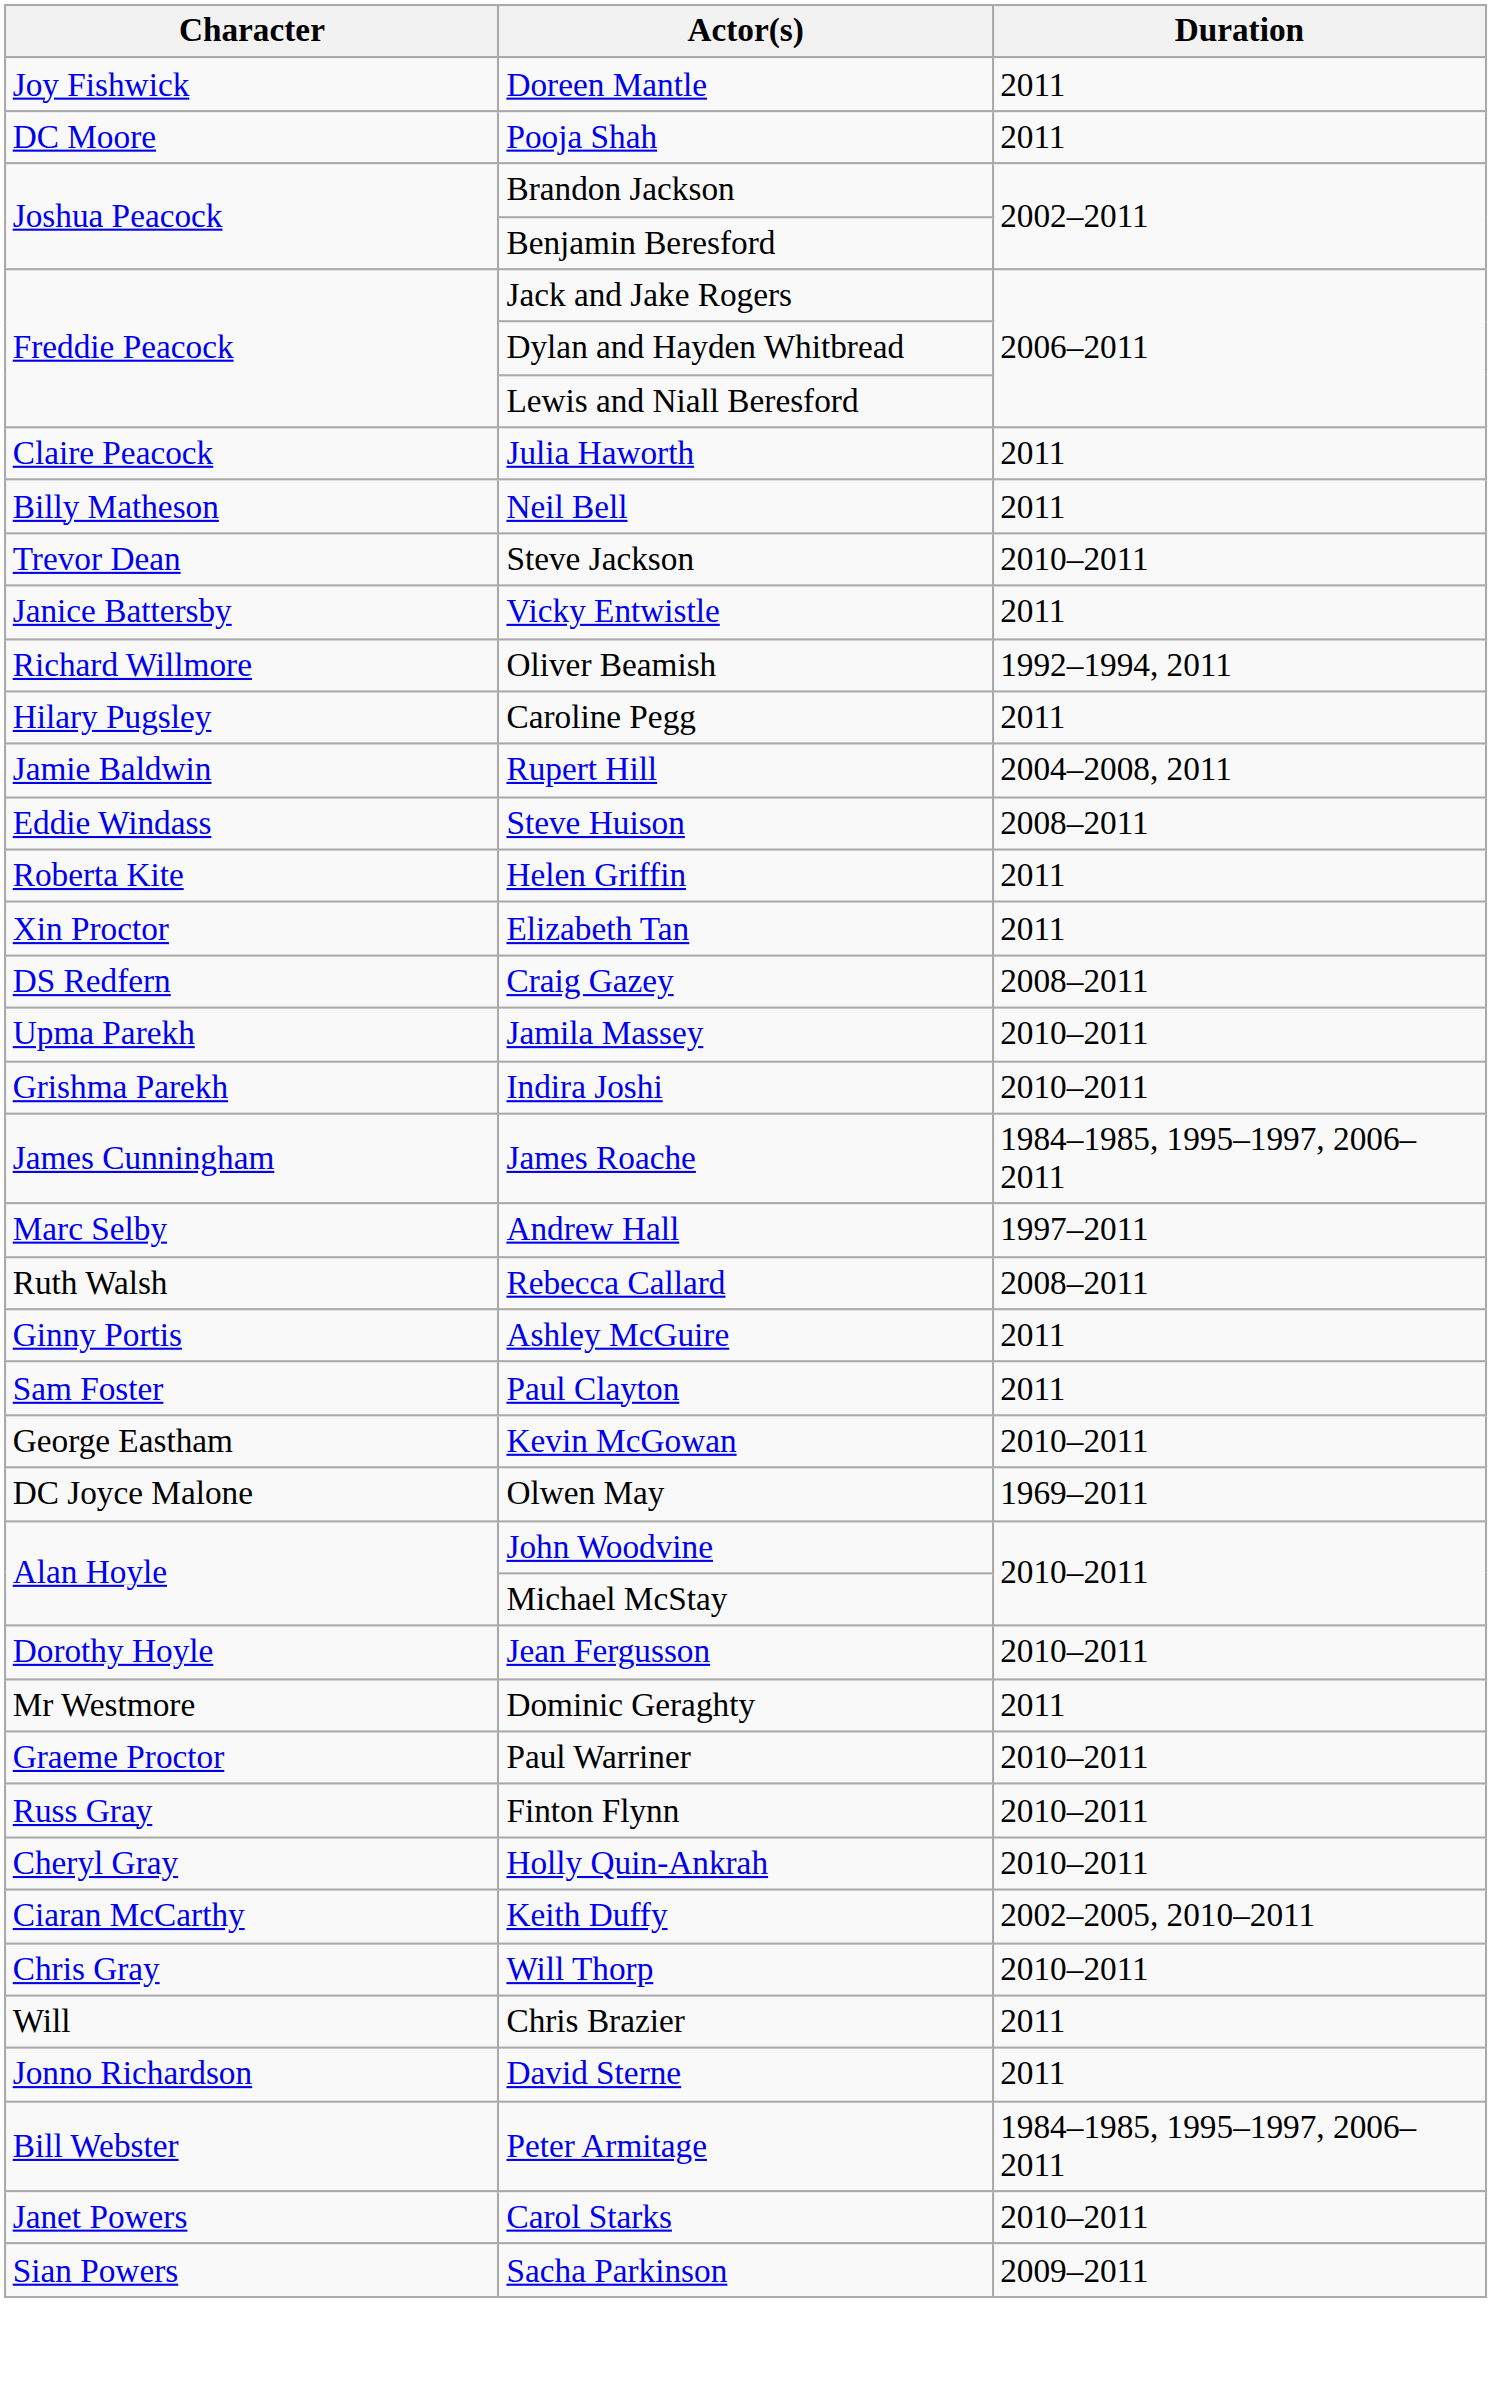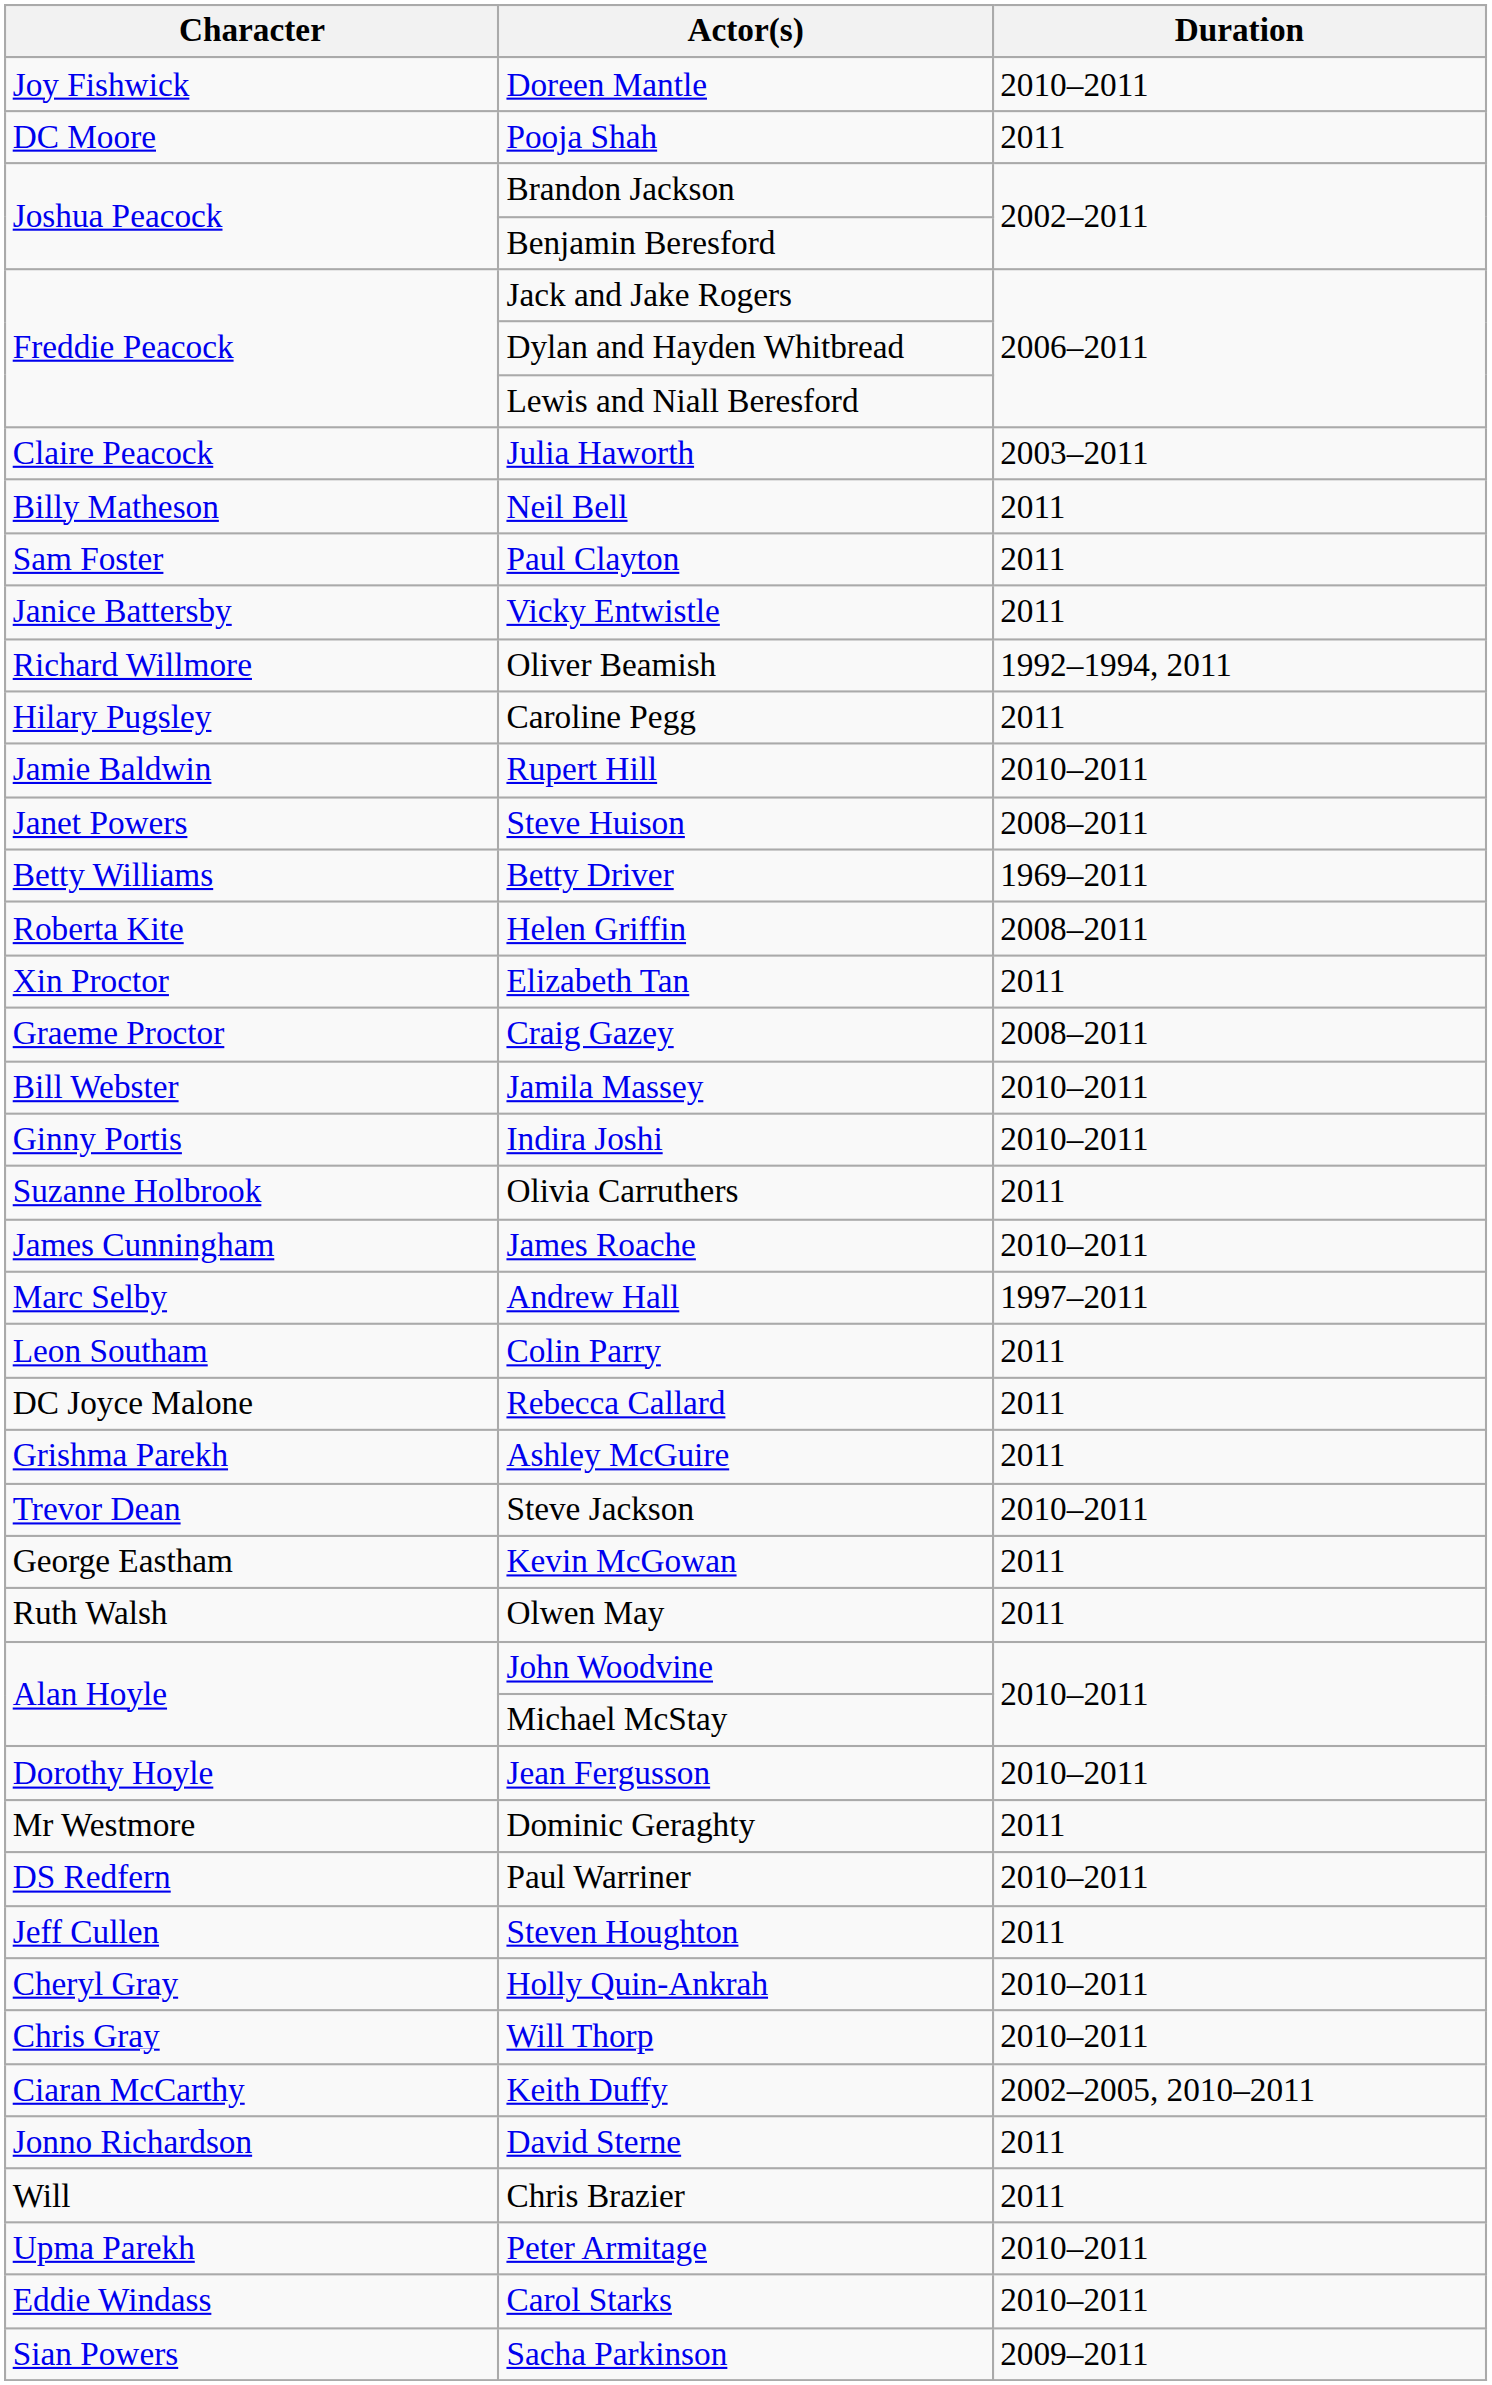(1033, 83) 2011 -> (1074, 83) 2010–2011
(1033, 453) 2011 -> (1074, 453) 2003–2011
rows swapped: (600, 558) <-> (593, 1387)
(1116, 769) 2004–2008, 2011 -> (1074, 769) 2010–2011
(112, 822) Eddie Windass -> (100, 822) Janet Powers
+ row: (590, 875)
(1033, 875) 2011 -> (1074, 928) 2008–2011
(92, 980) DS Redfern -> (119, 1033) Graeme Proctor
(104, 1033) Upma Parekh -> (96, 1086) Bill Webster
(120, 1086) Grishma Parekh -> (97, 1139) Ginny Portis
+ row: (622, 1192)
(1208, 1157) 1984–1985, 1995–1997, 2006–2011 -> (1074, 1244) 2010–2011
+ row: (584, 1350)
(90, 1282) Ruth Walsh -> (133, 1403) DC Joyce Malone
(1074, 1282) 2008–2011 -> (1033, 1403) 2011
(97, 1335) Ginny Portis -> (120, 1455) Grishma Parekh
(1074, 1440) 2010–2011 -> (1033, 1561) 2011
(133, 1493) DC Joyce Malone -> (90, 1614) Ruth Walsh
(1074, 1493) 1969–2011 -> (1033, 1614) 2011
(119, 1757) Graeme Proctor -> (92, 1878) DS Redfern
+ row: (622, 1930)
- row: (593, 1810)
rows swapped: (580, 1968) <-> (587, 1915)
rows swapped: (594, 2073) <-> (596, 2021)
(96, 2145) Bill Webster -> (104, 2247) Upma Parekh
(1208, 2145) 1984–1985, 1995–1997, 2006–2011 -> (1074, 2247) 2010–2011
(100, 2216) Janet Powers -> (112, 2300) Eddie Windass
